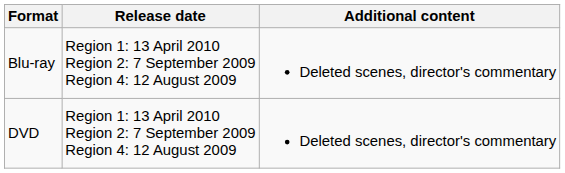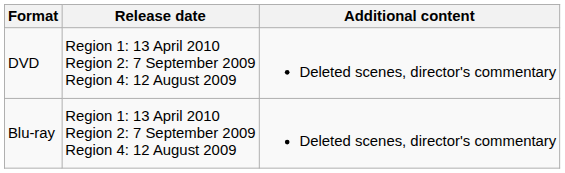rows swapped: (24, 133) <-> (31, 63)
